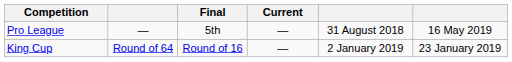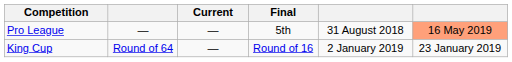columns swapped: (283, 13) <-> (213, 13)
(460, 30) no background -> (460, 30) lightsalmon background
